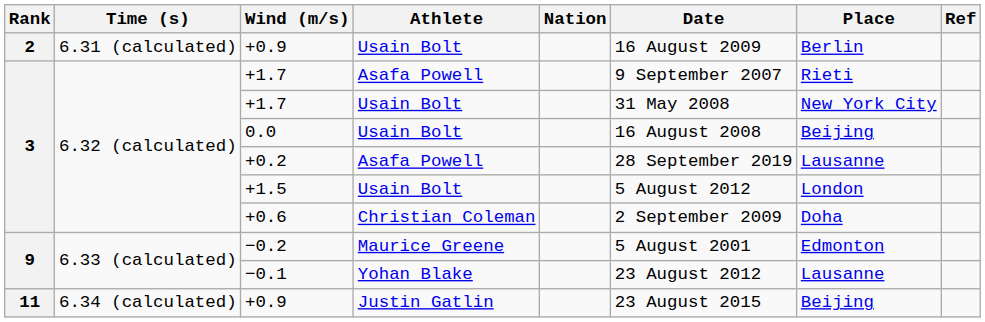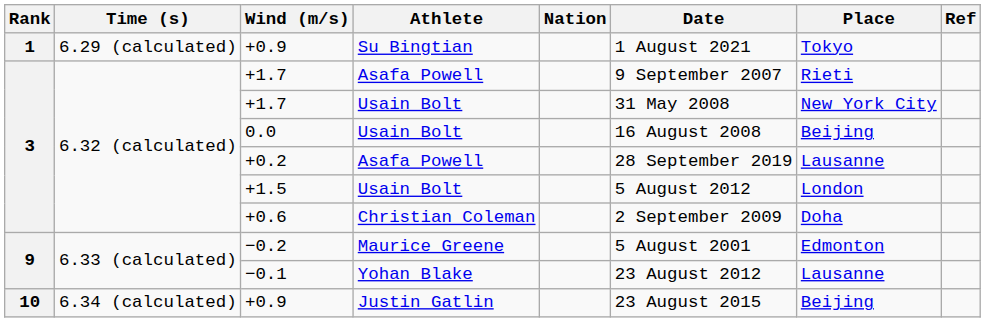+ row: (266, 47)
- row: (266, 47)
(30, 303) 11 -> (30, 303) 10
